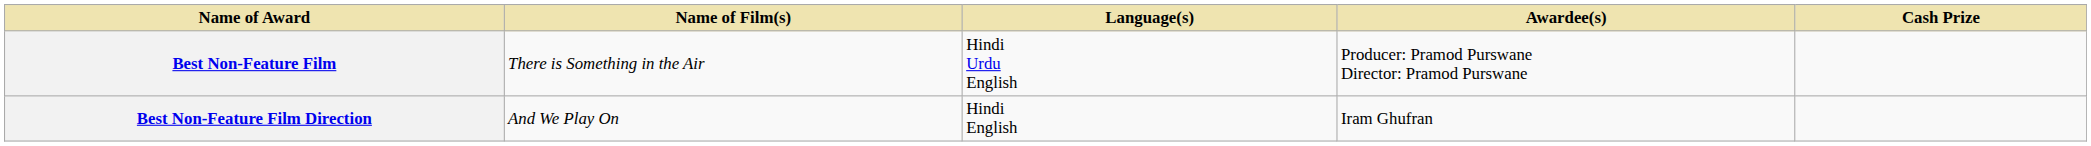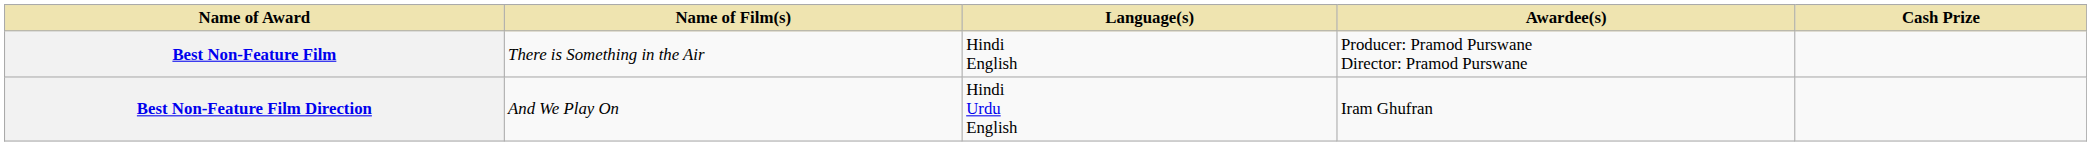(992, 63) Hindi Urdu English -> (992, 53) Hindi English
(992, 118) Hindi English -> (992, 108) Hindi Urdu English
